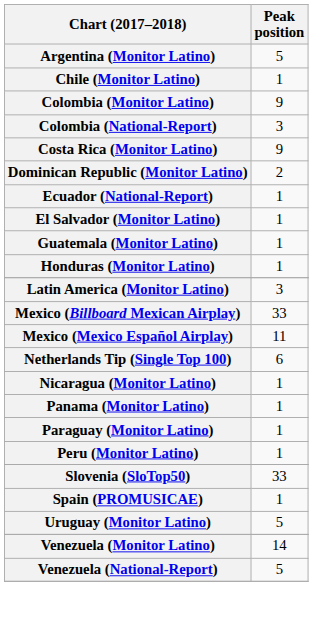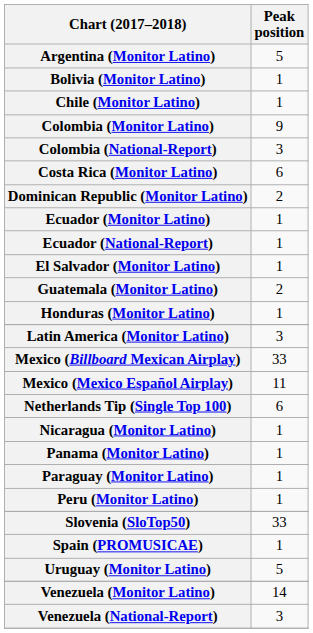+ row: (128, 79)
(279, 149) 9 -> (279, 172) 6
+ row: (128, 219)
(279, 242) 1 -> (279, 289) 2
(279, 569) 5 -> (279, 616) 3
